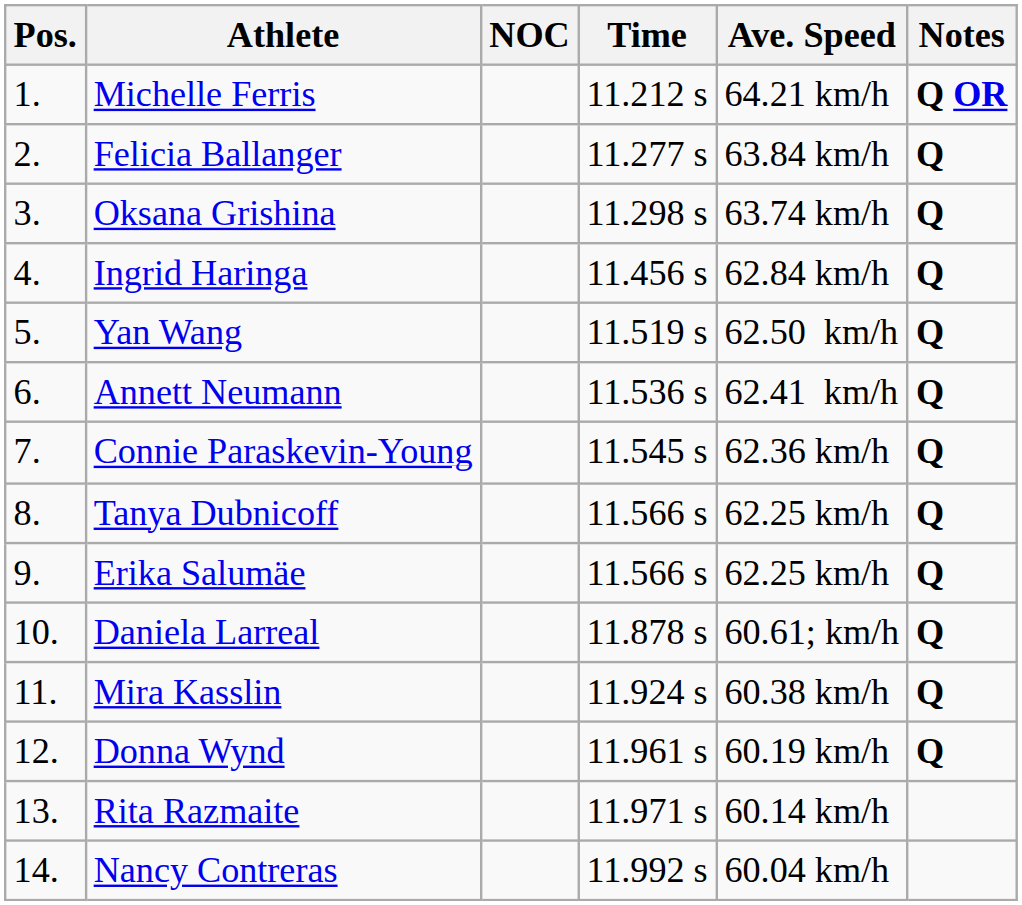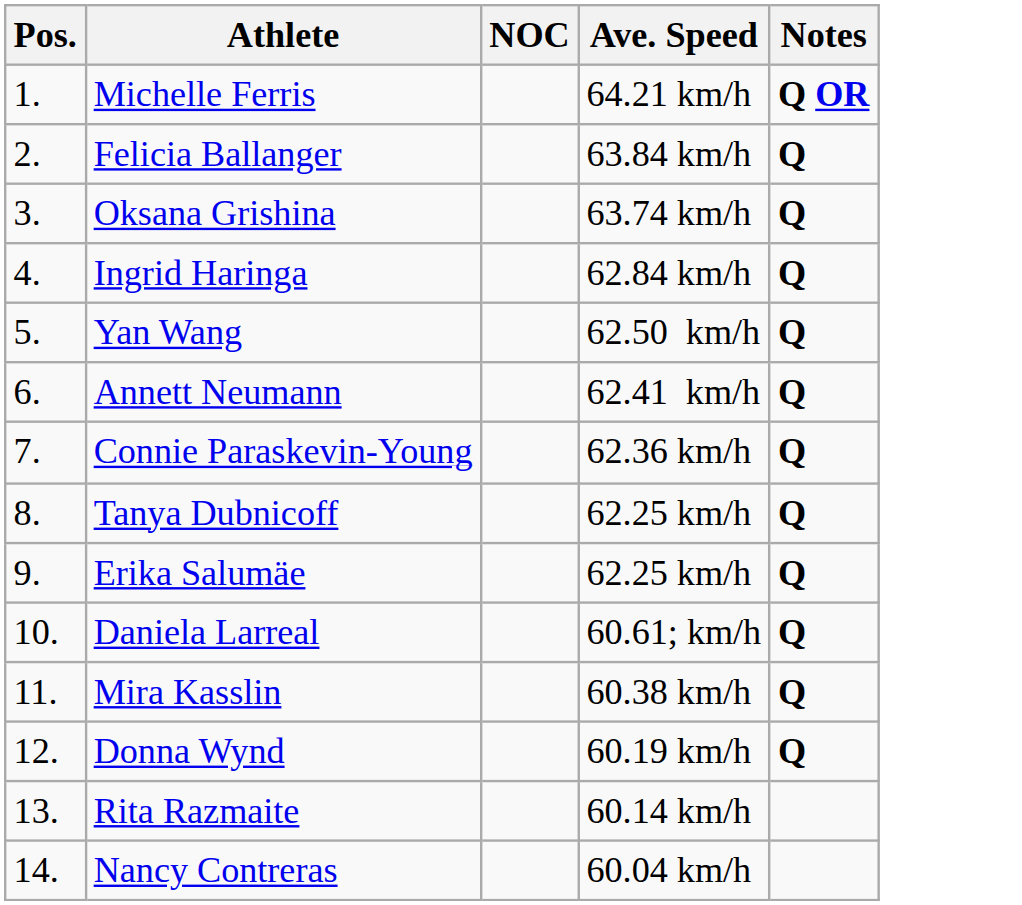- column: (647, 34)
